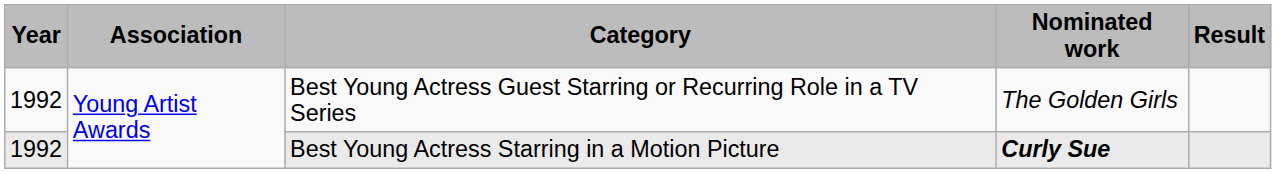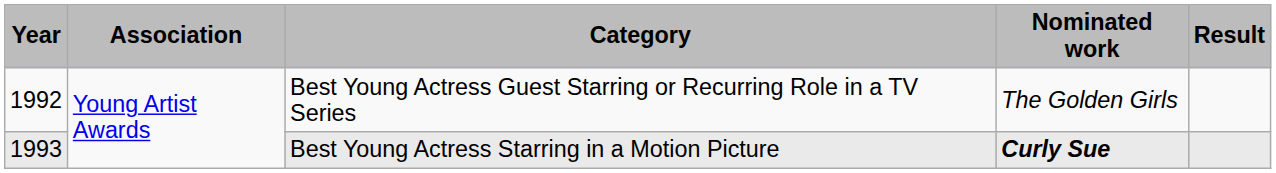(36, 149) 1992 -> (36, 149) 1993
